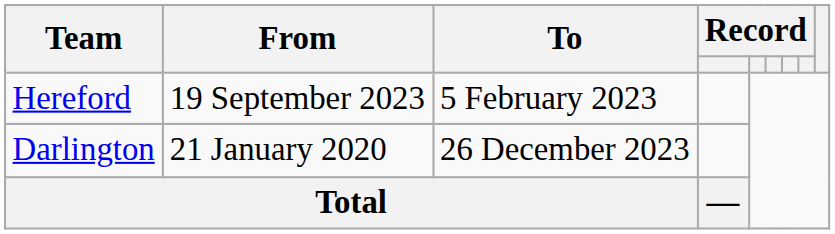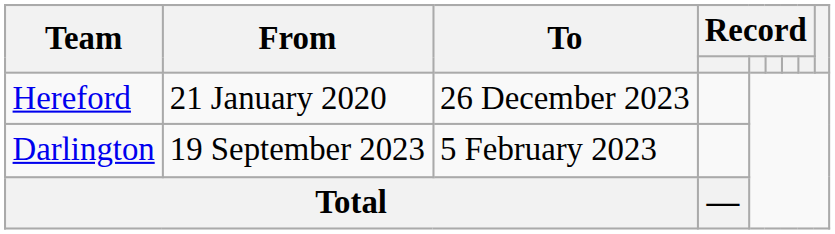(297, 97) 19 September 2023 -> (278, 97) 21 January 2020
(548, 97) 5 February 2023 -> (565, 97) 26 December 2023
(278, 149) 21 January 2020 -> (297, 149) 19 September 2023
(565, 149) 26 December 2023 -> (548, 149) 5 February 2023
